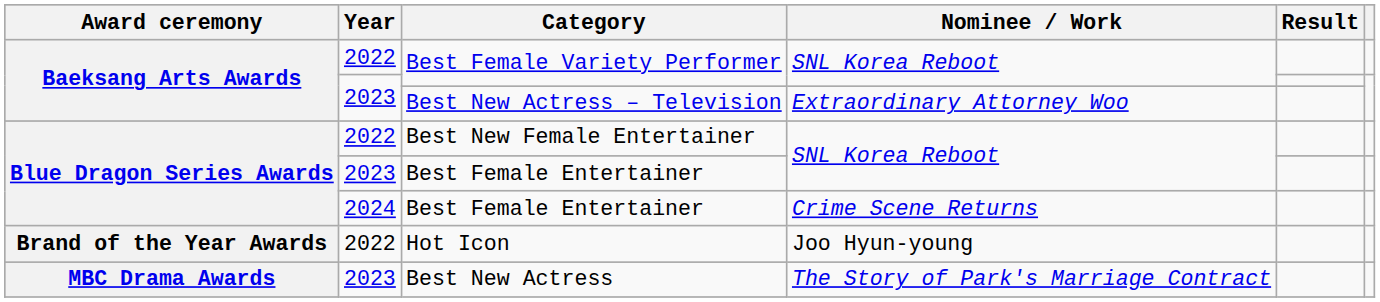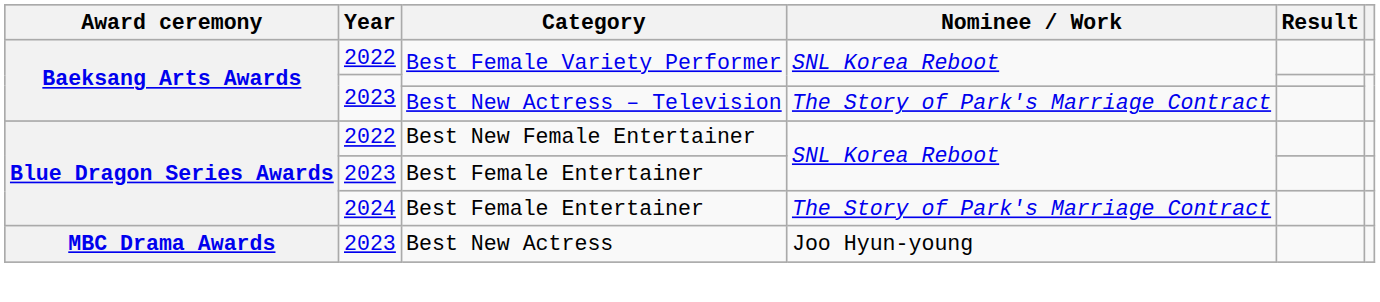(960, 103) Extraordinary Attorney Woo -> (1032, 103) The Story of Park's Marriage Contract
(915, 209) Crime Scene Returns -> (1032, 209) The Story of Park's Marriage Contract
- row: (370, 244)
(1032, 279) The Story of Park's Marriage Contract -> (883, 244) Joo Hyun-young
